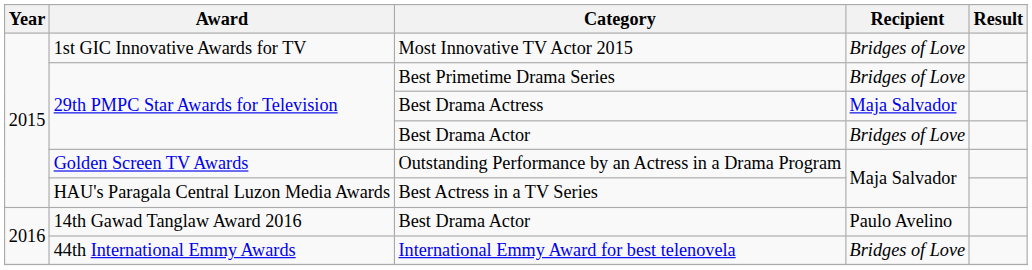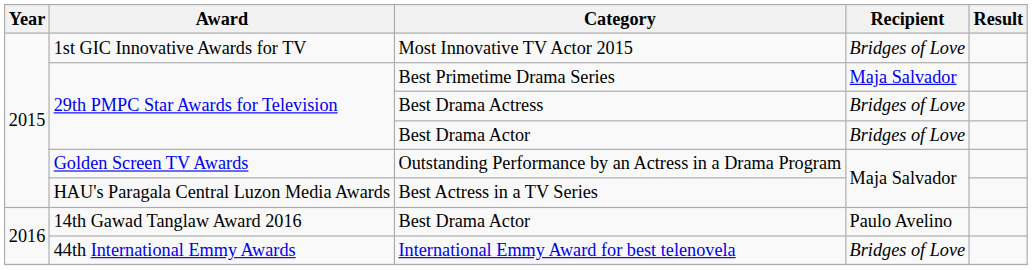(907, 76) Bridges of Love -> (903, 76) Maja Salvador
(903, 105) Maja Salvador -> (907, 105) Bridges of Love
